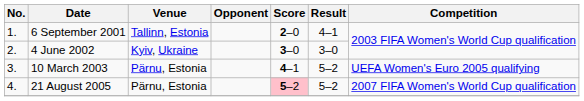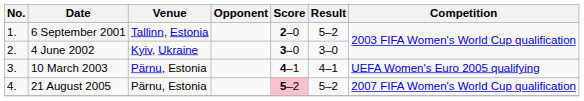(328, 31) 4–1 -> (328, 31) 5–2
(328, 68) 5–2 -> (328, 68) 4–1
